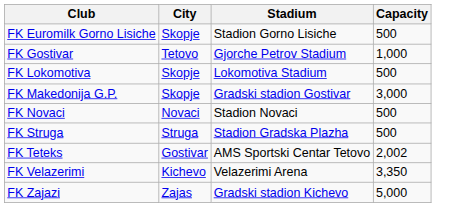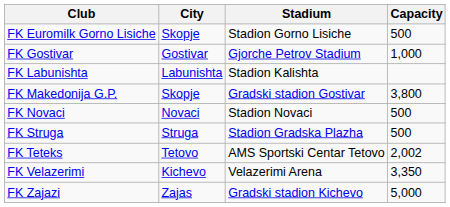(180, 53) Tetovo -> (185, 53) Gostivar
+ row: (48, 73)
- row: (49, 73)
(392, 93) 3,000 -> (406, 93) 3,800
(185, 152) Gostivar -> (180, 152) Tetovo
